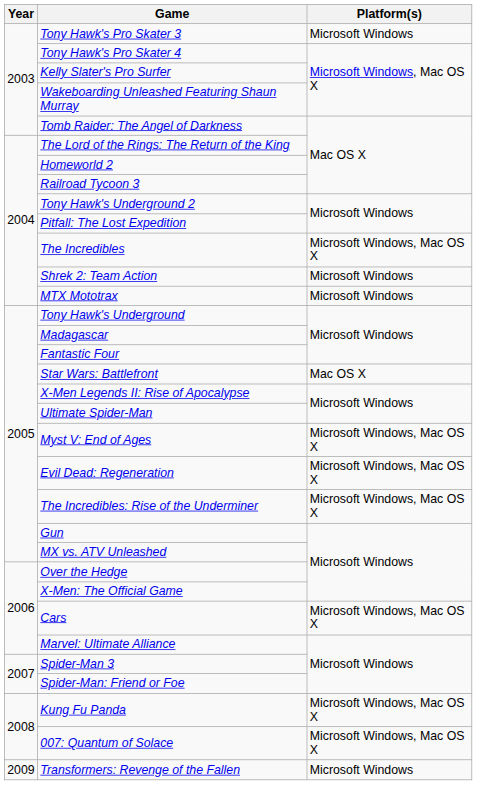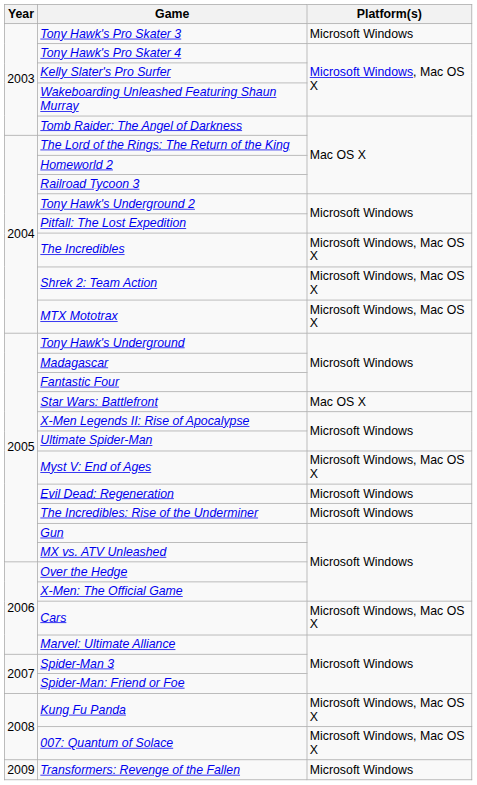(361, 276) Microsoft Windows -> (387, 283) Microsoft Windows, Mac OS X
(361, 295) Microsoft Windows -> (387, 316) Microsoft Windows, Mac OS X
(387, 473) Microsoft Windows, Mac OS X -> (361, 493) Microsoft Windows
(387, 506) Microsoft Windows, Mac OS X -> (361, 513) Microsoft Windows
